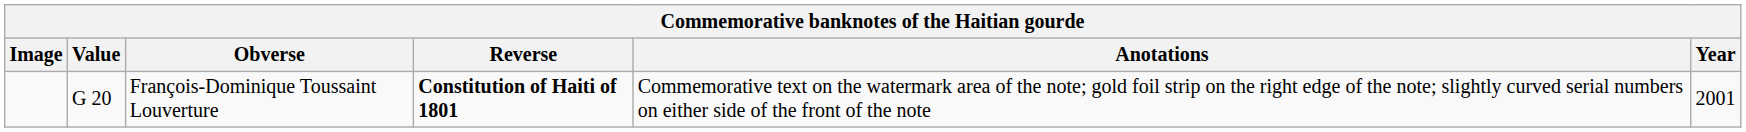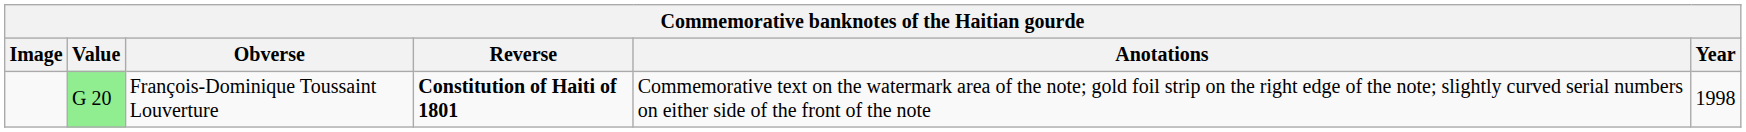(92, 99) no background -> (92, 99) lightgreen background
(1716, 99) 2001 -> (1716, 99) 1998
